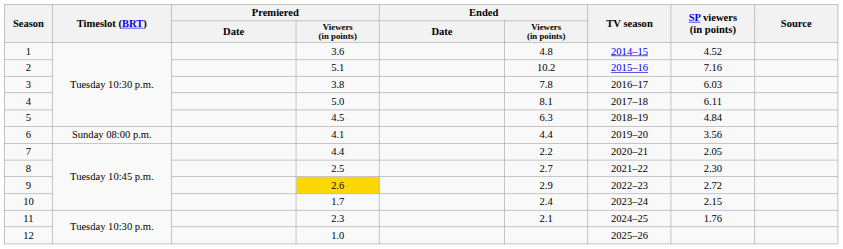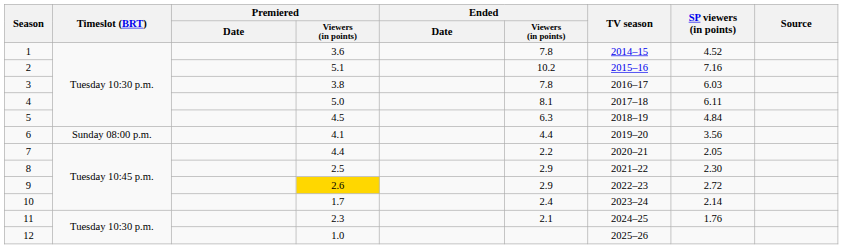(546, 51) 4.8 -> (546, 51) 7.8
(546, 168) 2.7 -> (546, 168) 2.9
(713, 202) 2.15 -> (713, 202) 2.14
